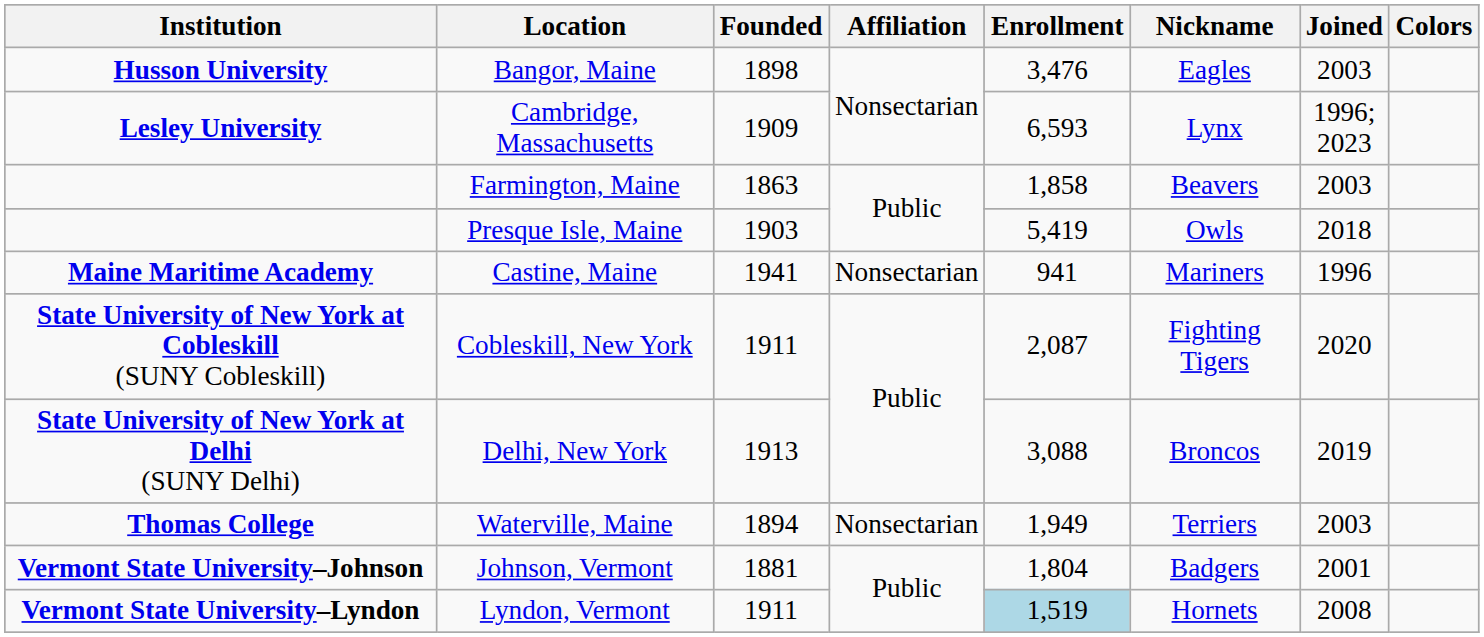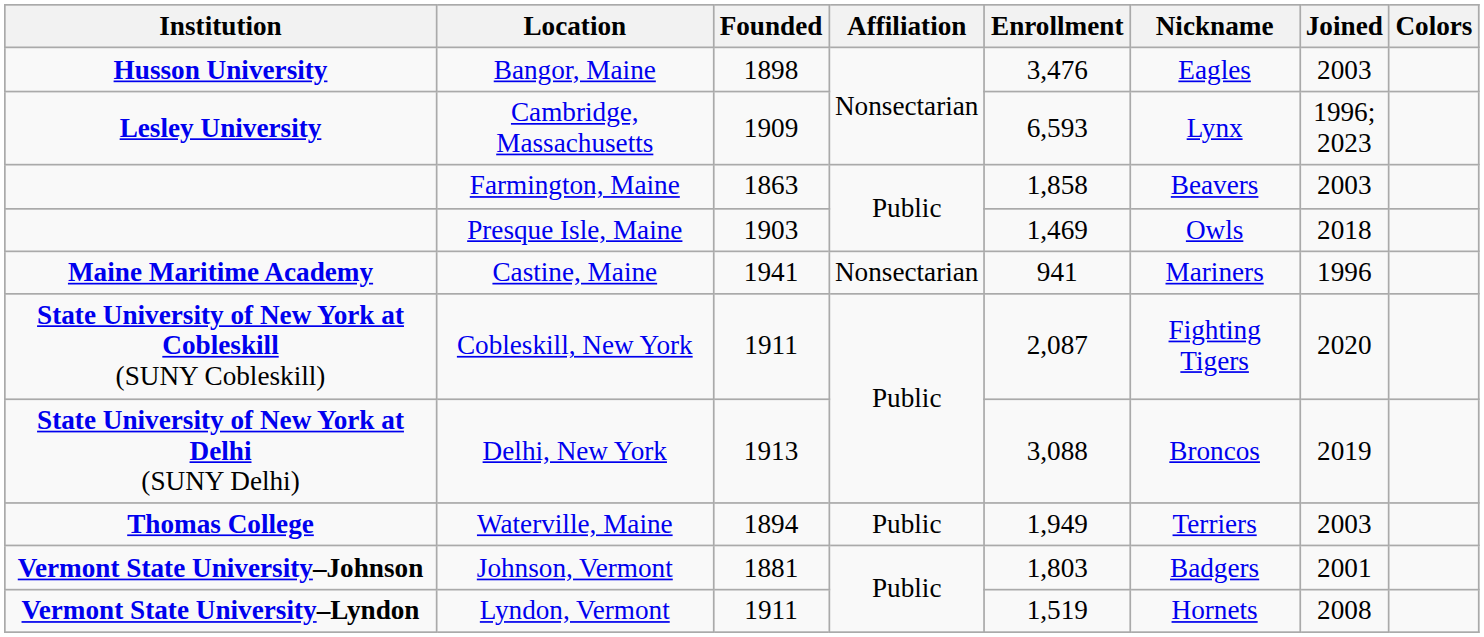(1057, 229) 5,419 -> (1057, 229) 1,469
(907, 524) Nonsectarian -> (907, 524) Public
(1057, 567) 1,804 -> (1057, 567) 1,803
(1057, 610) lightblue background -> (1057, 610) no background
